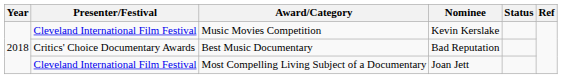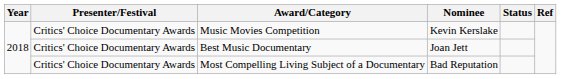(115, 30) Cleveland International Film Festival -> (114, 30) Critics' Choice Documentary Awards
(465, 47) Bad Reputation -> (449, 47) Joan Jett
(115, 64) Cleveland International Film Festival -> (114, 64) Critics' Choice Documentary Awards
(450, 64) Joan Jett -> (464, 64) Bad Reputation
